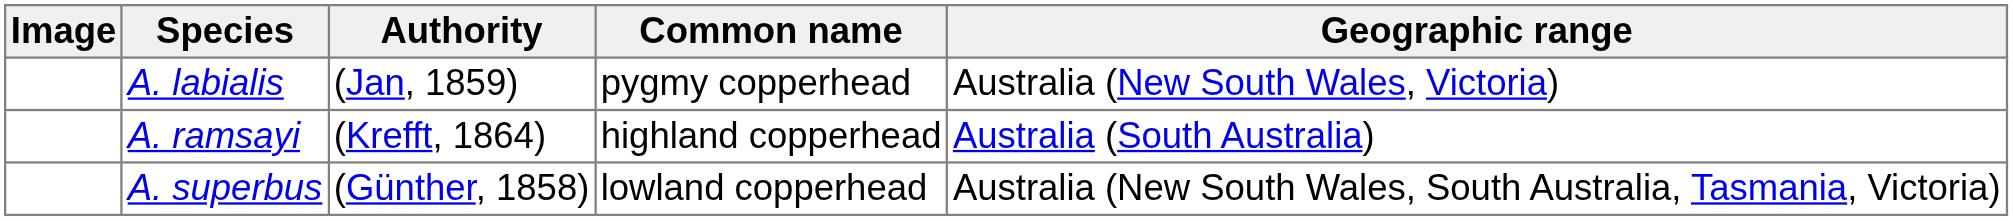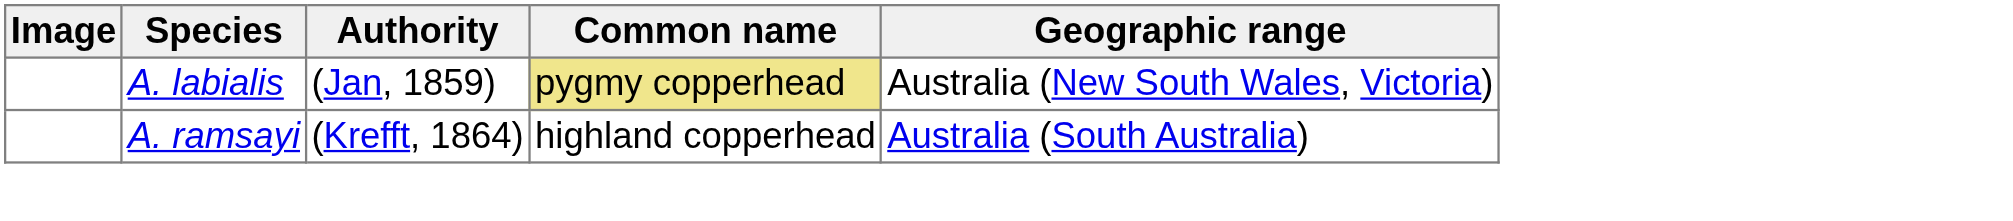(756, 83) no background -> (690, 83) khaki background
- row: (225, 188)
